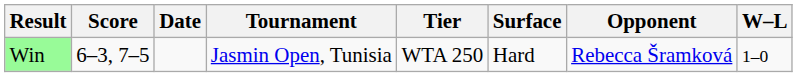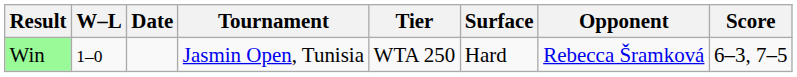columns swapped: (765, 21) <-> (113, 21)
